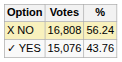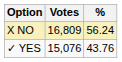(64, 30) 16,808 -> (64, 30) 16,809
